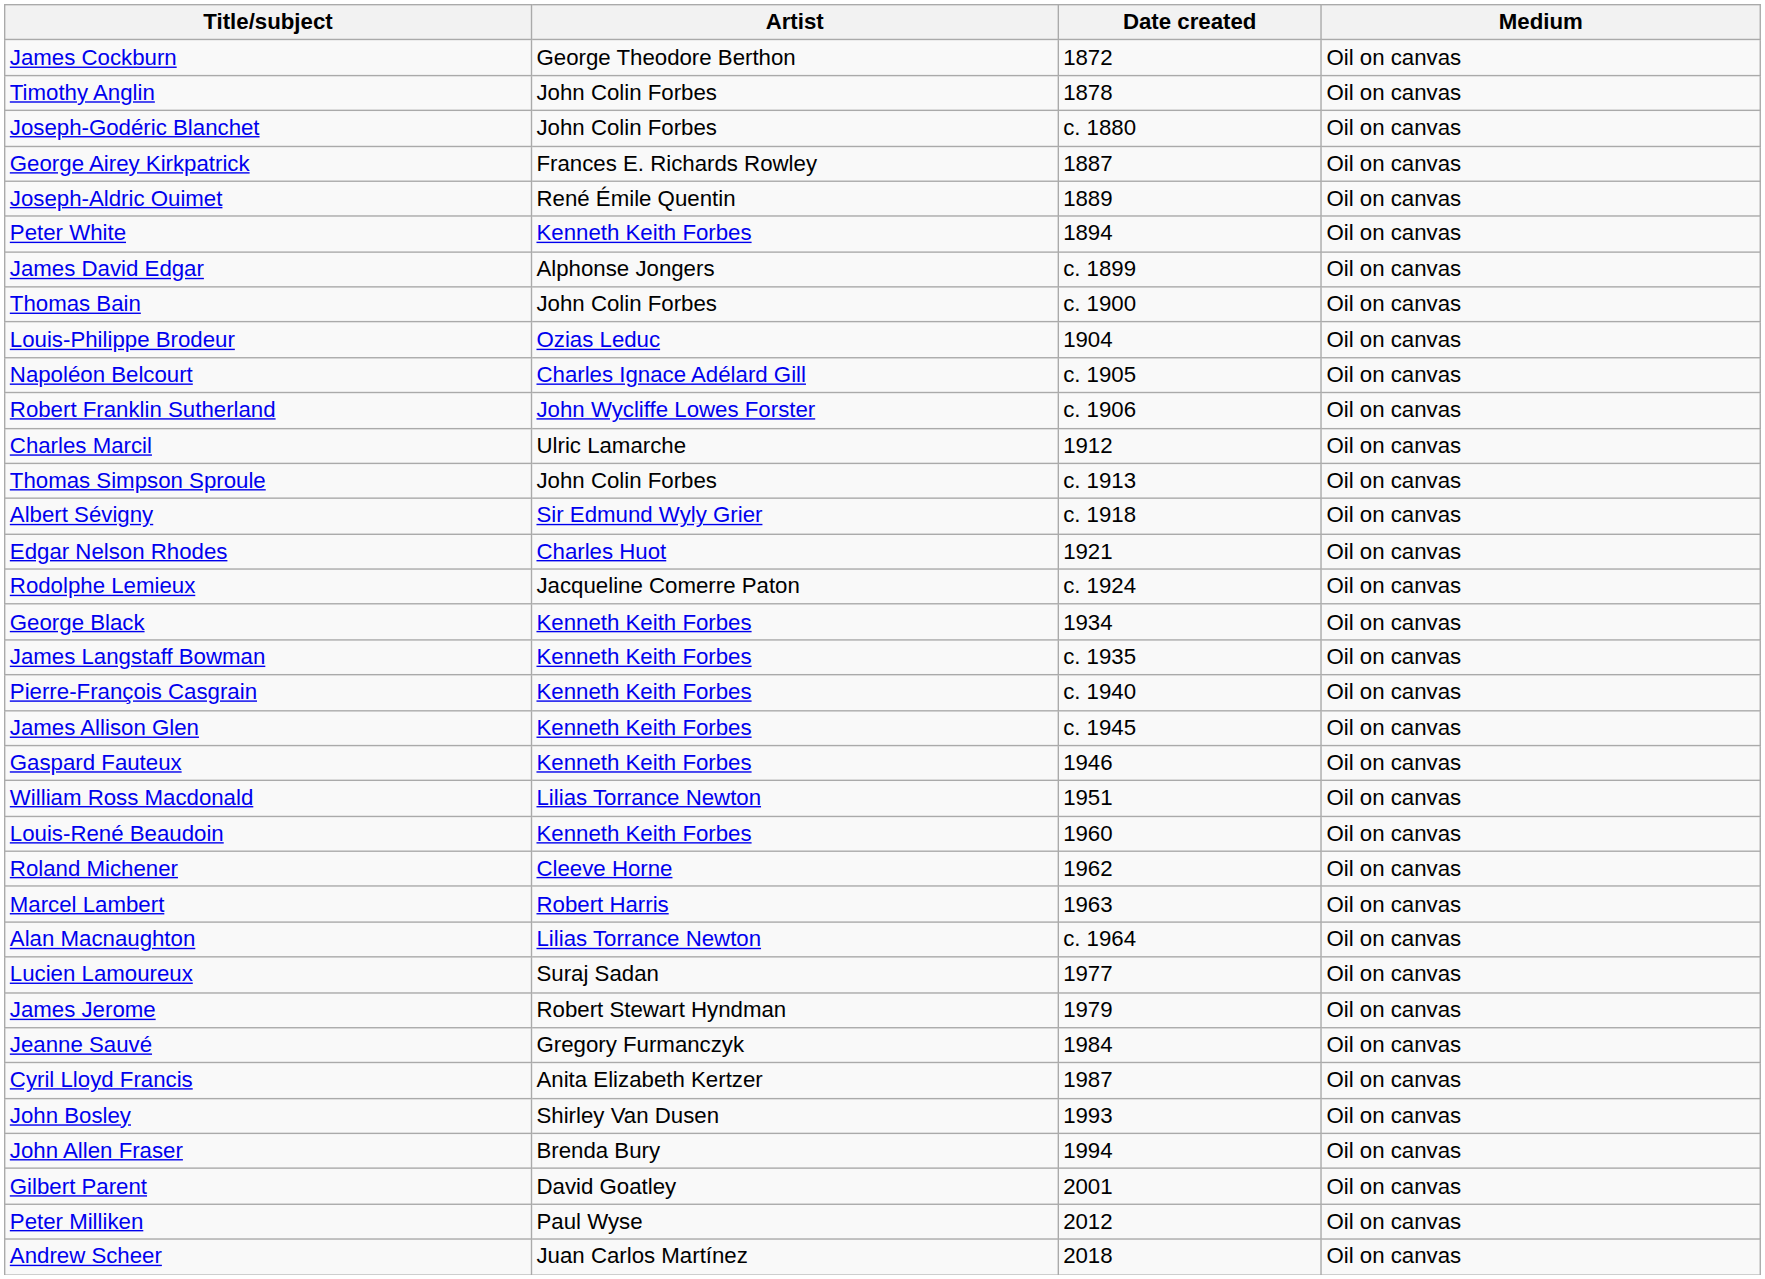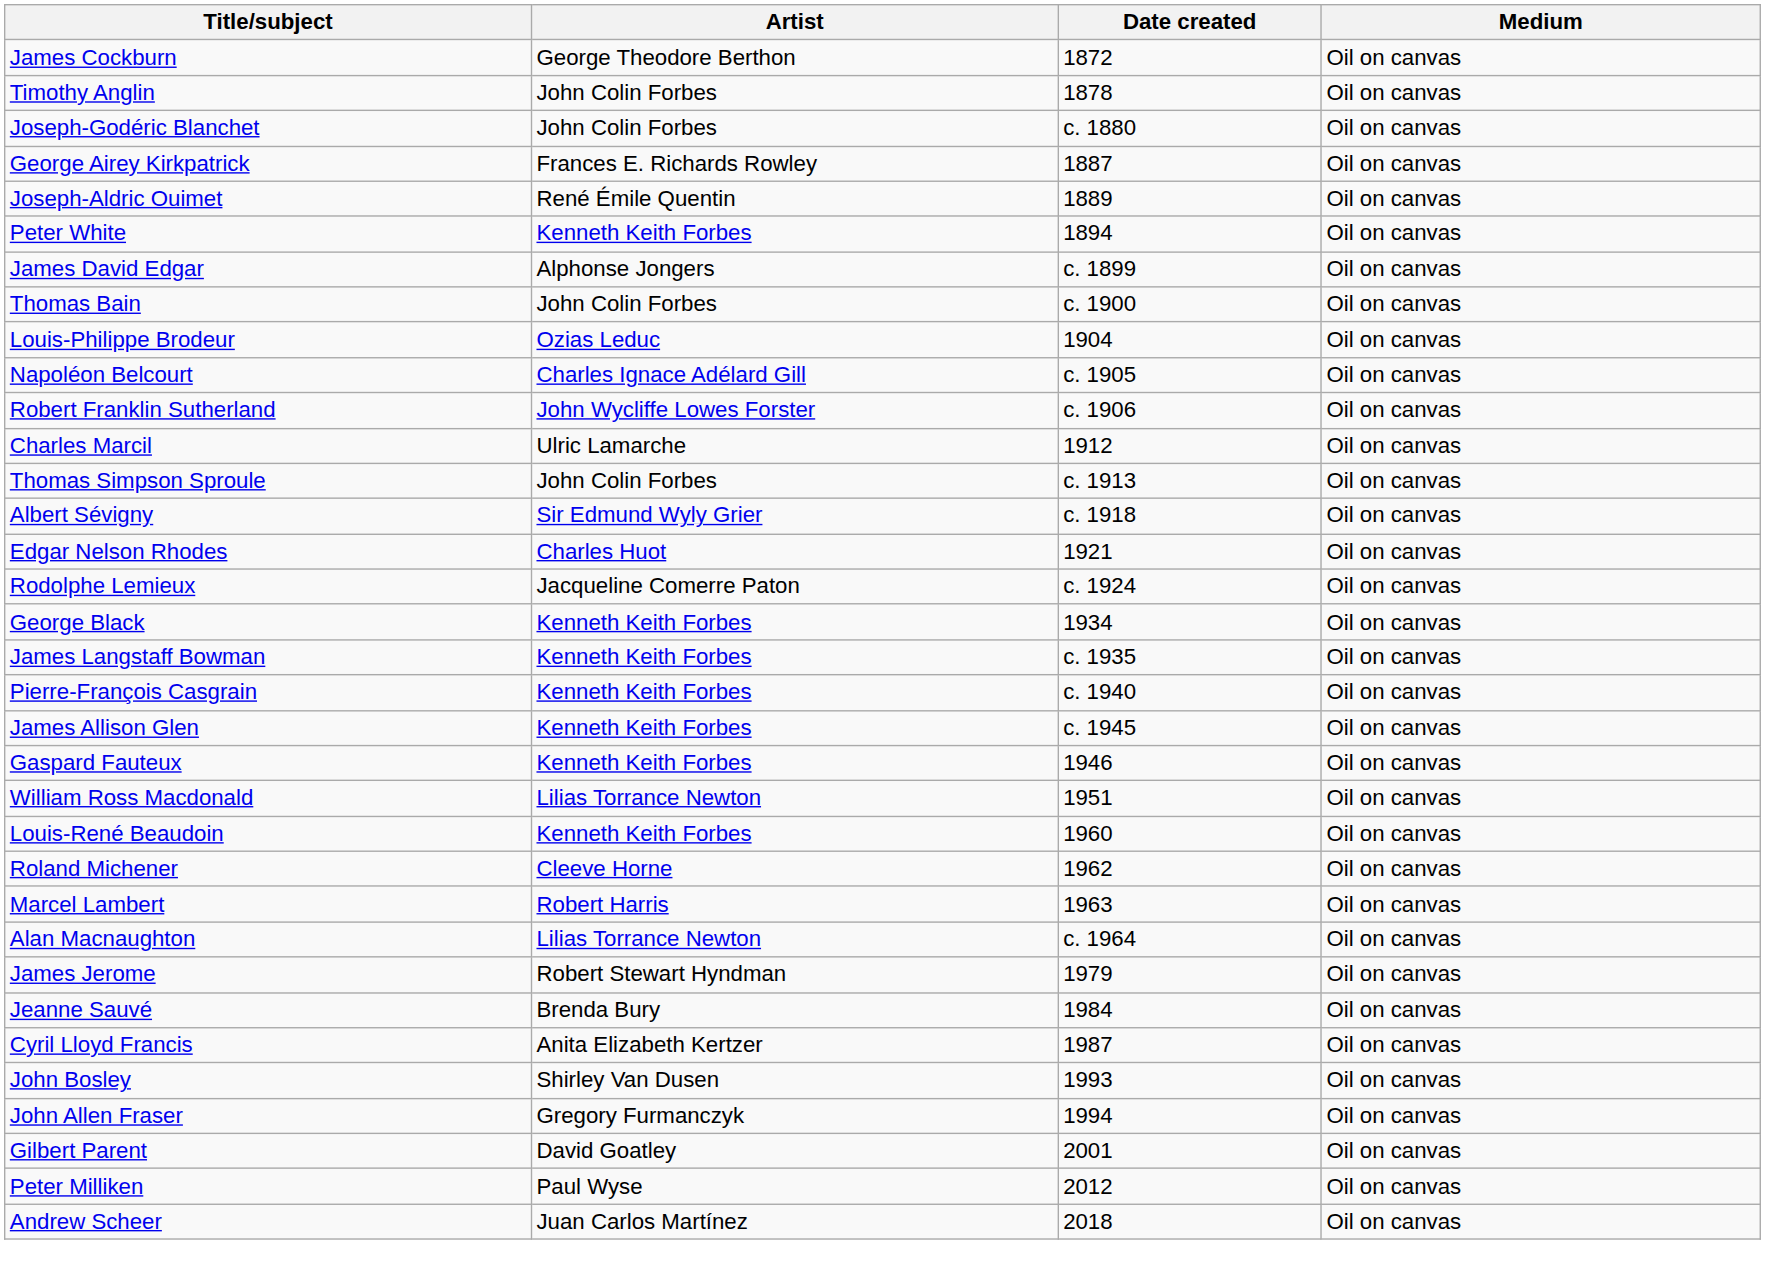- row: (101, 974)
(640, 1045) Gregory Furmanczyk -> (598, 1009) Brenda Bury
(598, 1150) Brenda Bury -> (640, 1115) Gregory Furmanczyk
